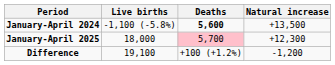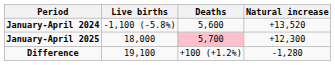(211, 25) bold -> (211, 25) normal
(287, 25) +13,500 -> (287, 25) +13,520
(287, 53) -1,200 -> (287, 53) -1,280
